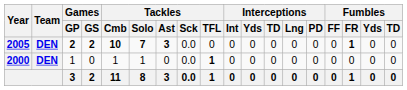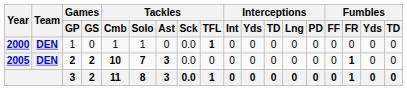rows swapped: (18, 61) <-> (18, 45)
